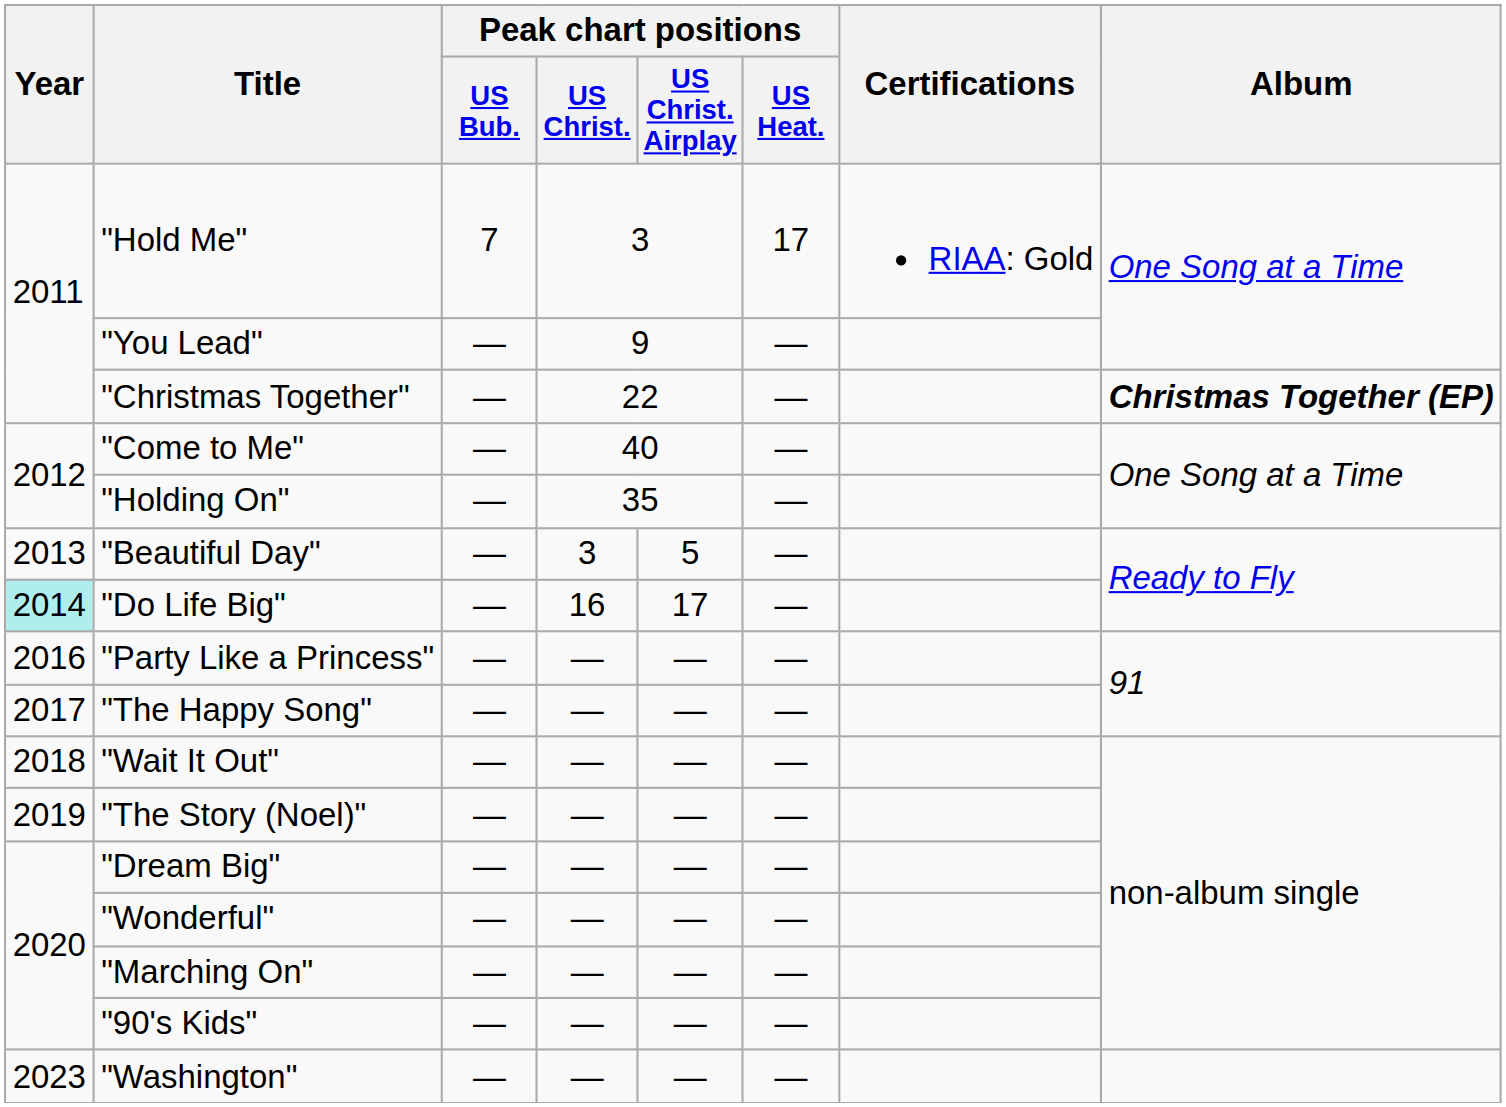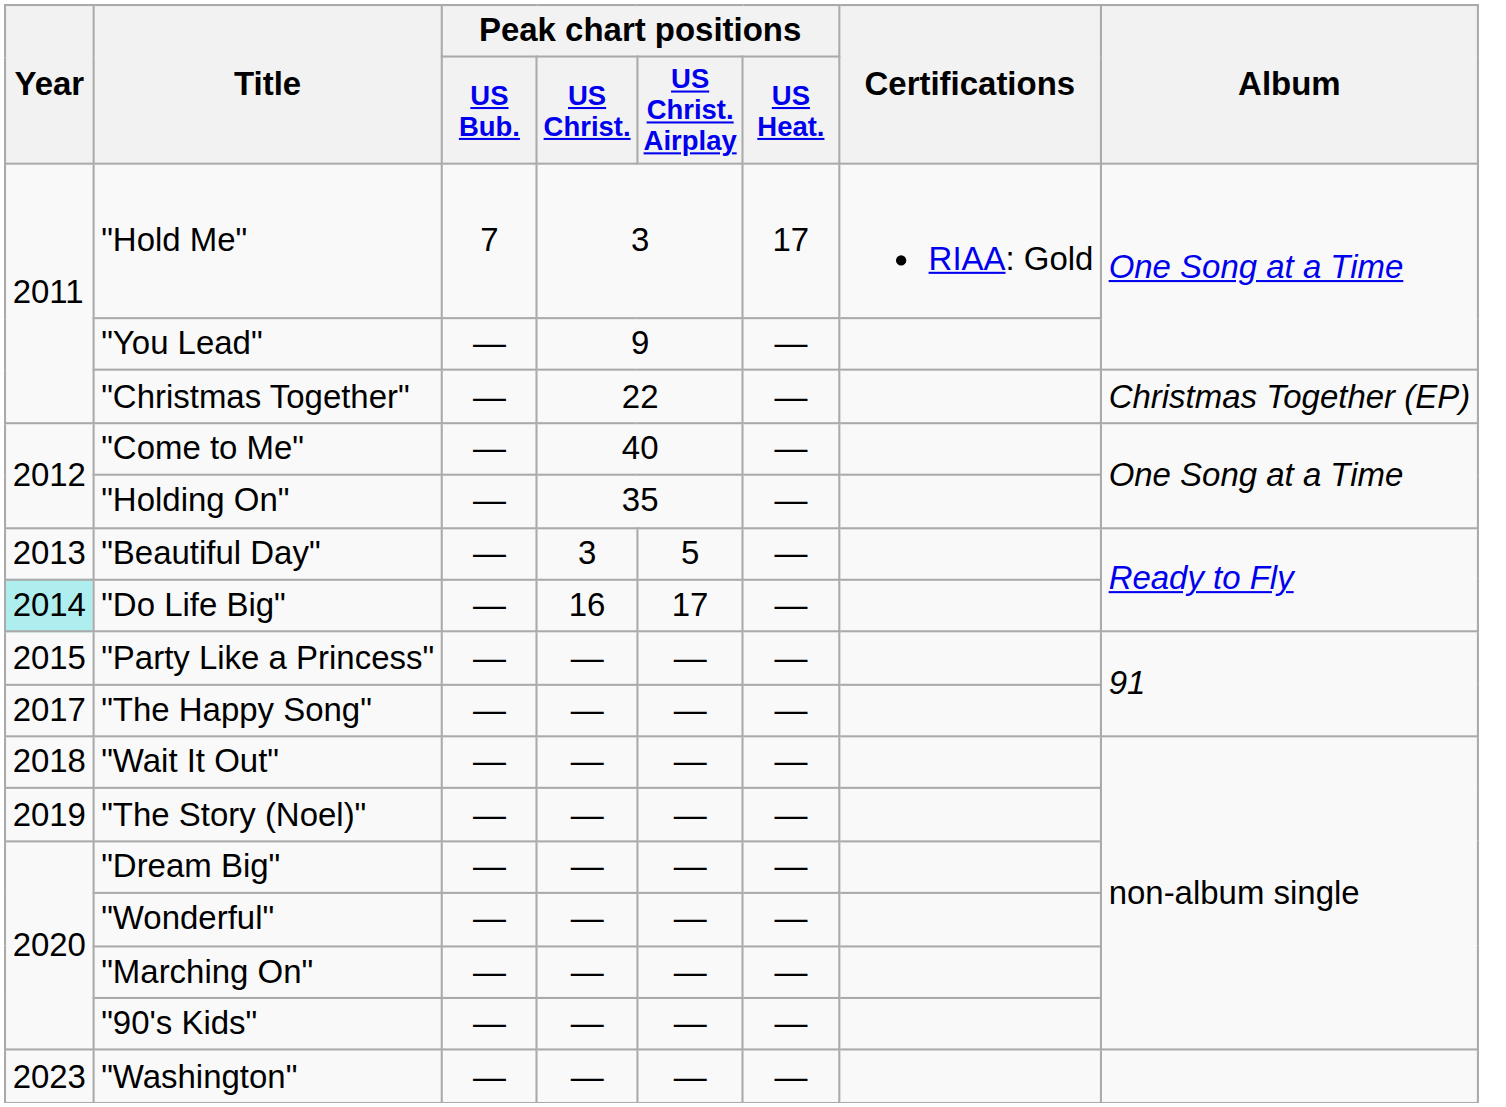(1301, 396) bold -> (1289, 396) normal
(49, 657) 2016 -> (49, 657) 2015
